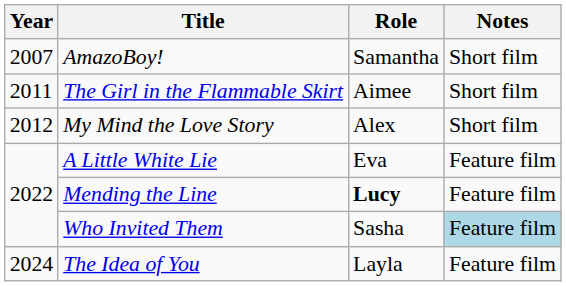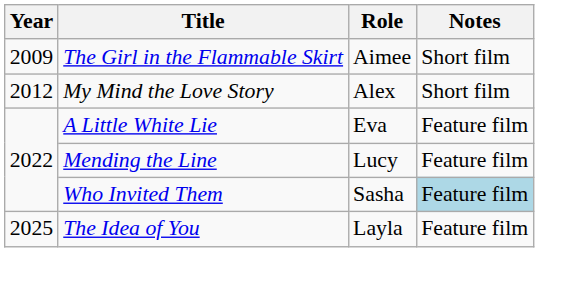- row: (113, 56)
(31, 90) 2011 -> (31, 56) 2009
(377, 194) bold -> (375, 159) normal
(31, 263) 2024 -> (31, 228) 2025
